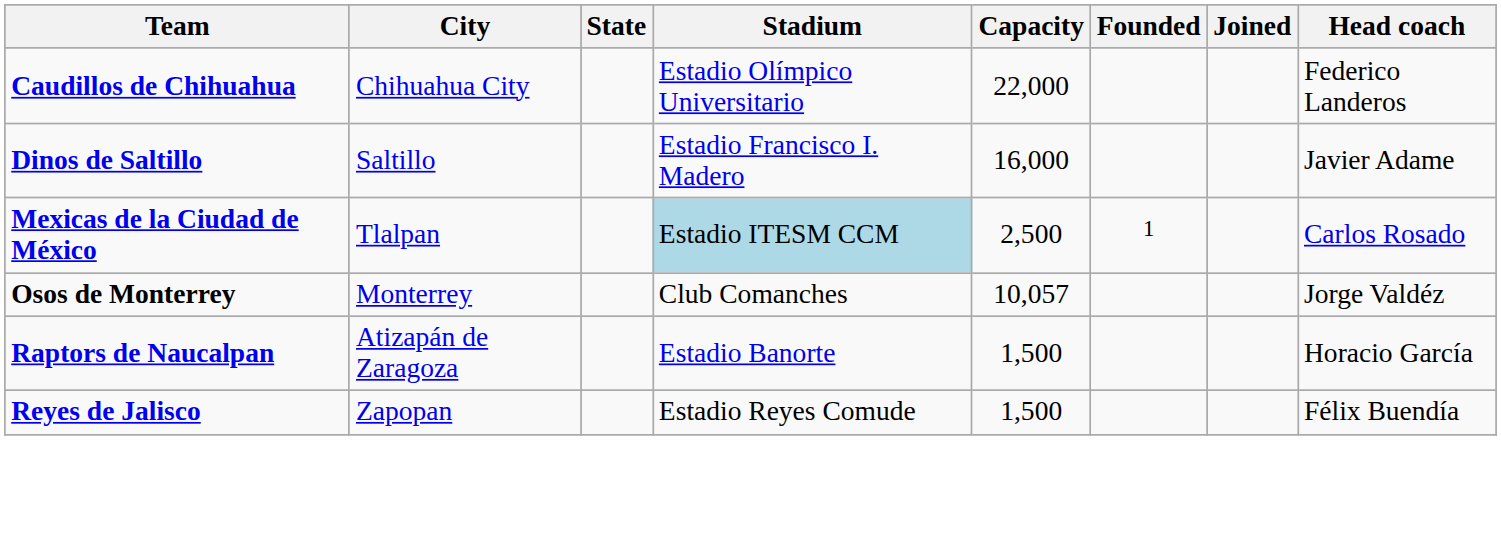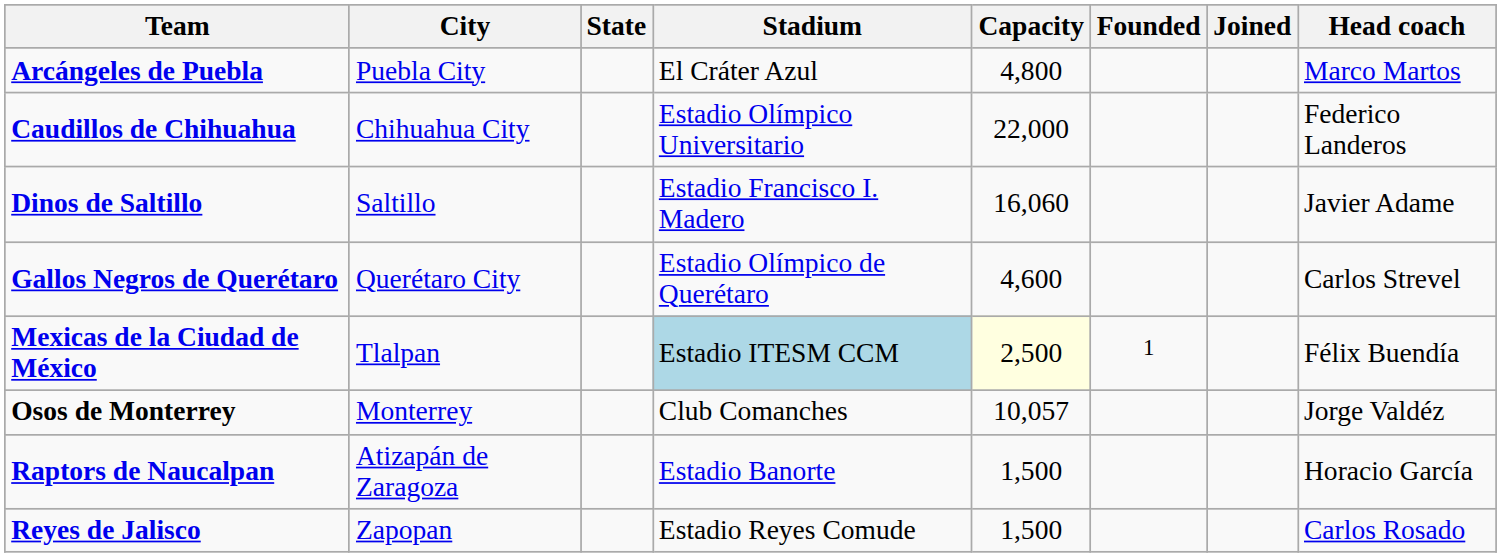+ row: (137, 69)
(1031, 160) 16,000 -> (1031, 203) 16,060
+ row: (175, 278)
(1031, 234) no background -> (1031, 352) lightyellow background
(1385, 234) Carlos Rosado -> (1382, 352) Félix Buendía
(1382, 412) Félix Buendía -> (1385, 530) Carlos Rosado
